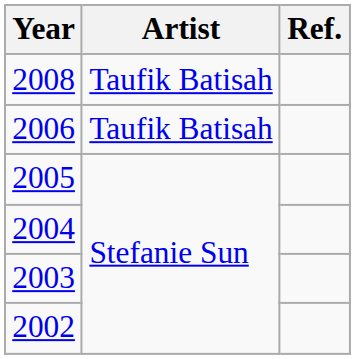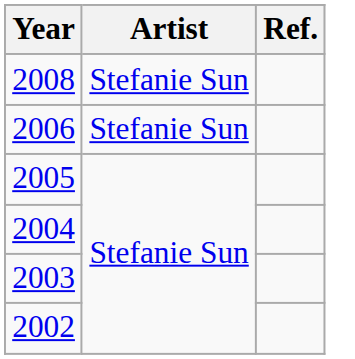(181, 79) Taufik Batisah -> (169, 79) Stefanie Sun
(181, 128) Taufik Batisah -> (169, 128) Stefanie Sun
